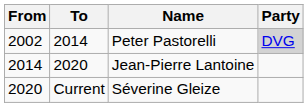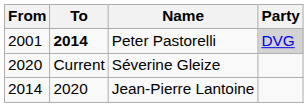(25, 41) 2002 -> (25, 41) 2001
(71, 41) normal -> (71, 41) bold
rows swapped: (183, 65) <-> (166, 89)
